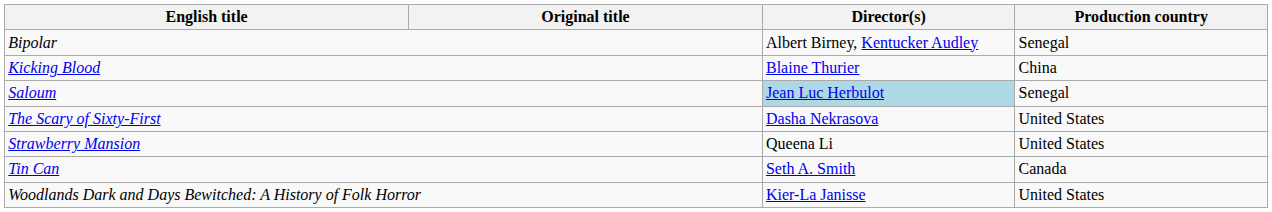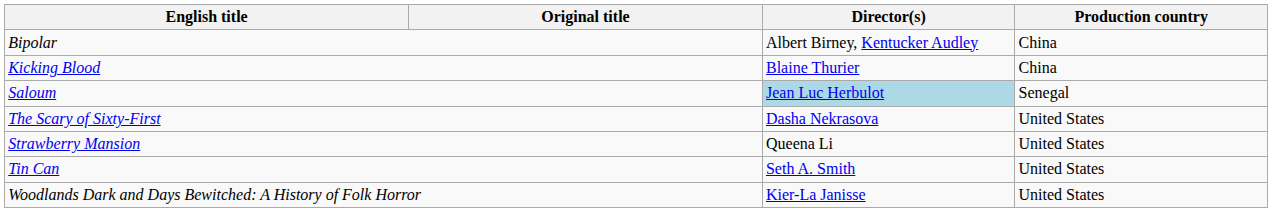(1044, 42) Senegal -> (1038, 42) China
(1043, 169) Canada -> (1061, 169) United States
